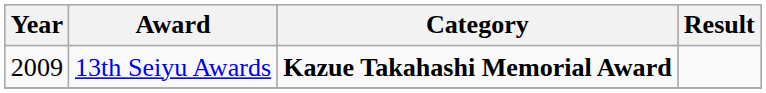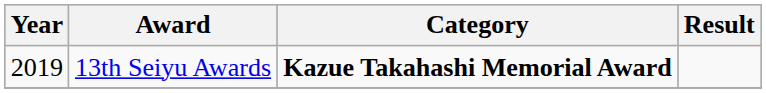(37, 66) 2009 -> (37, 66) 2019
